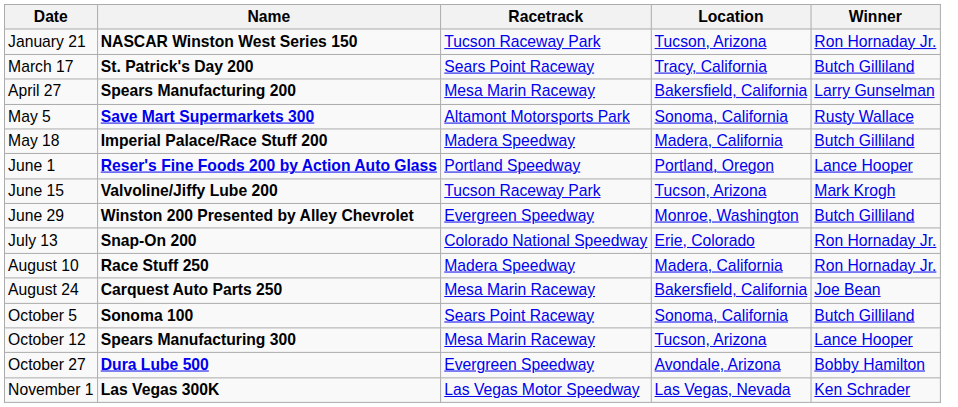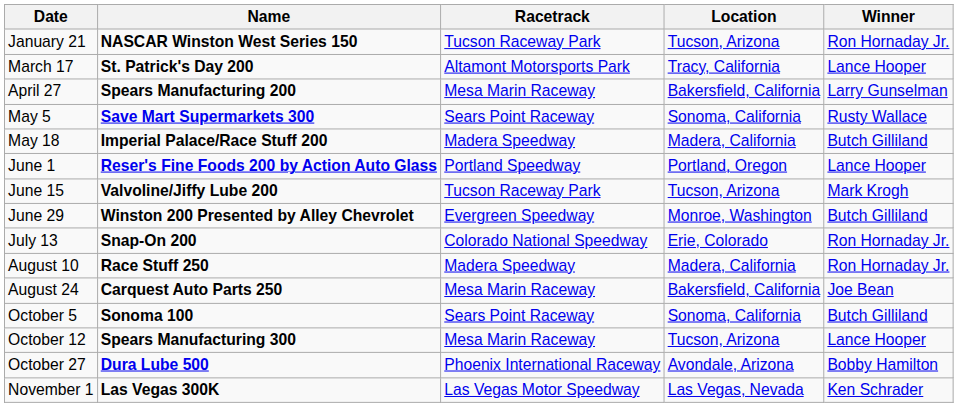(519, 66) Sears Point Raceway -> (537, 66) Altamont Motorsports Park
(864, 66) Butch Gilliland -> (877, 66) Lance Hooper
(537, 116) Altamont Motorsports Park -> (519, 116) Sears Point Raceway
(519, 365) Evergreen Speedway -> (552, 365) Phoenix International Raceway
